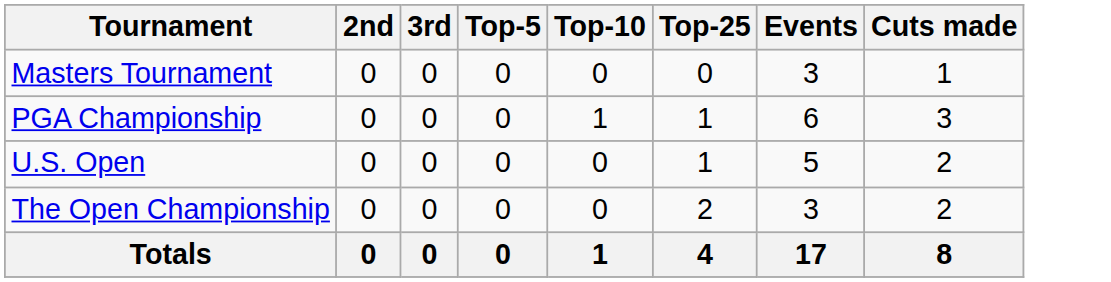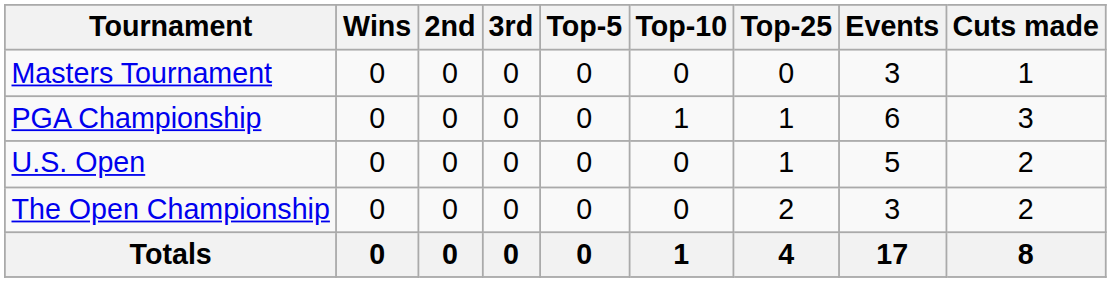+ column: (377, 27)
